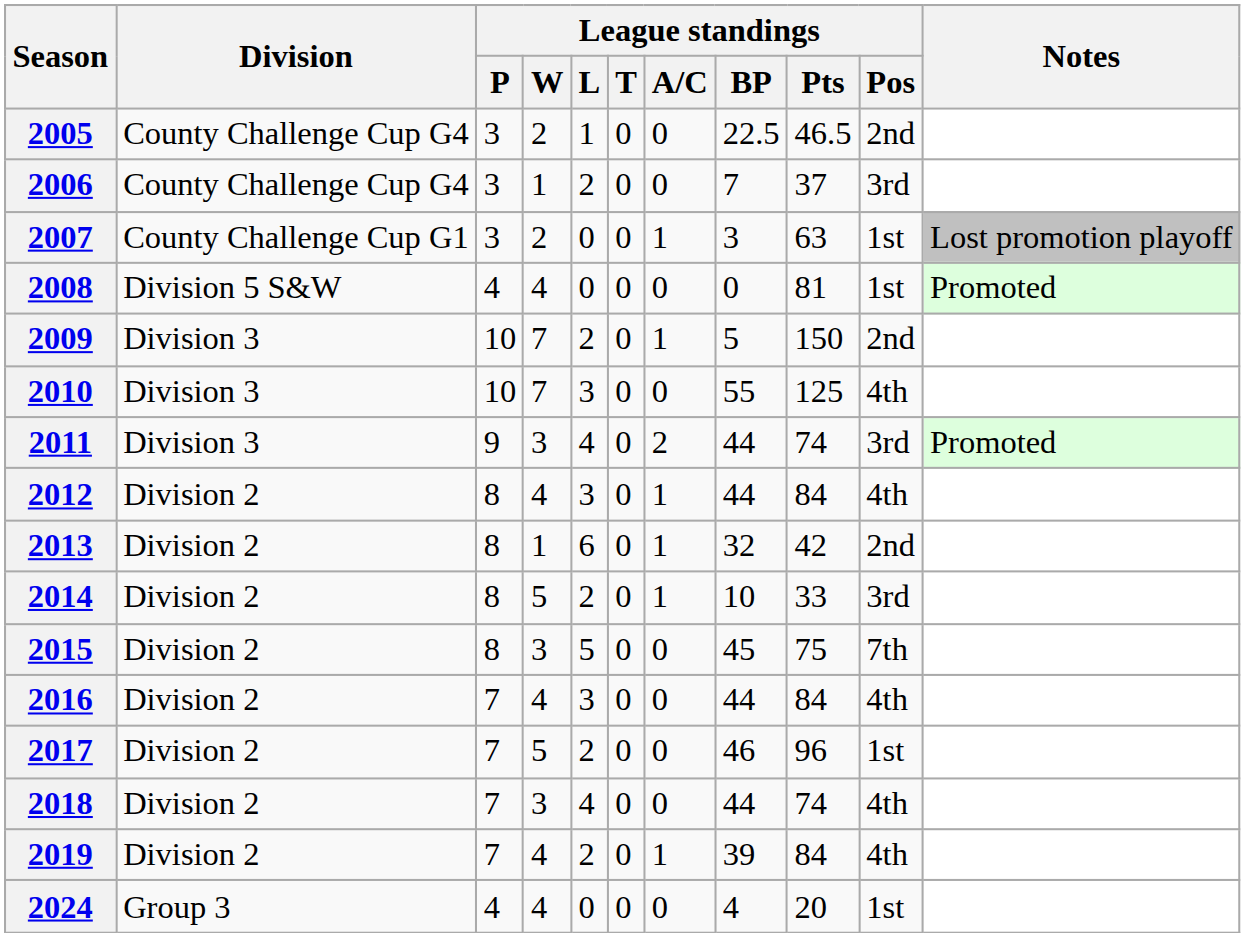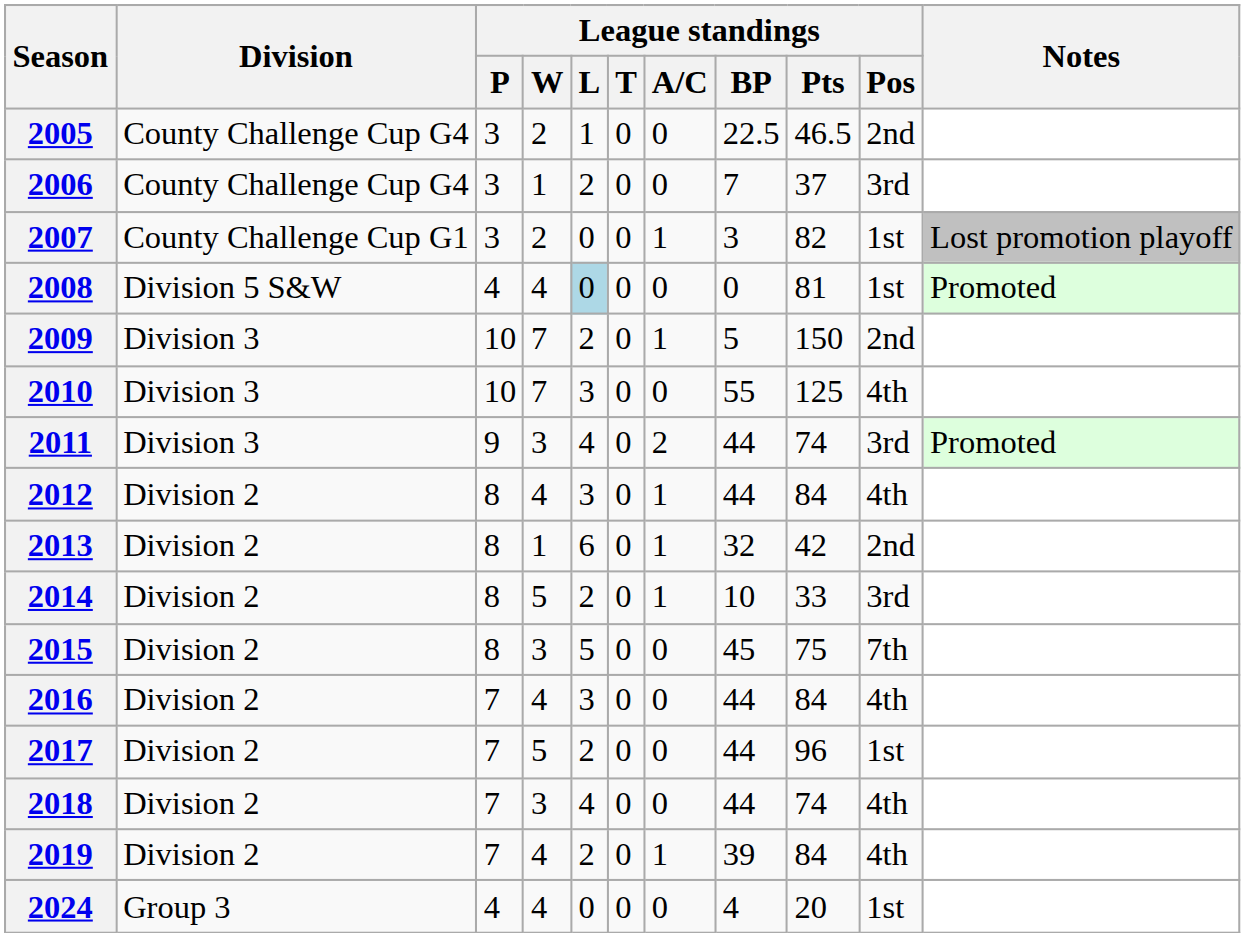(811, 236) 63 -> (811, 236) 82
(587, 287) no background -> (587, 287) lightblue background
(739, 751) 46 -> (739, 751) 44
